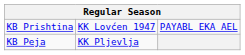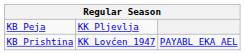rows swapped: (40, 27) <-> (26, 42)
